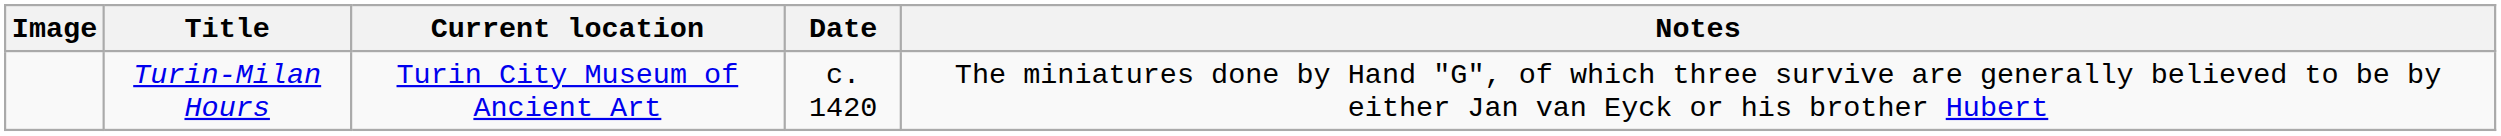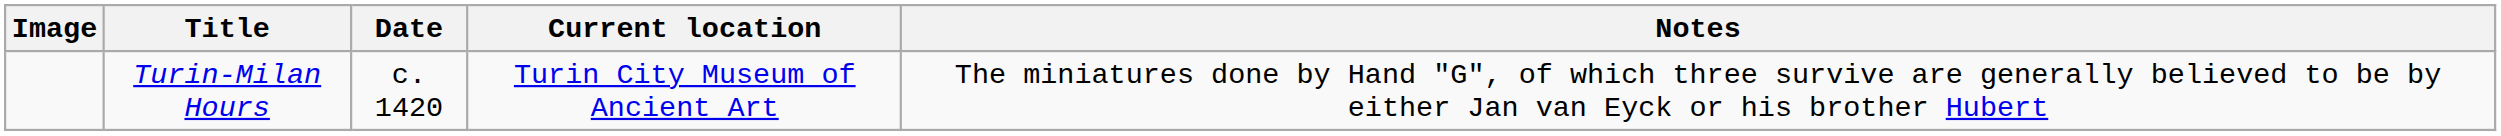columns swapped: (843, 28) <-> (567, 28)
